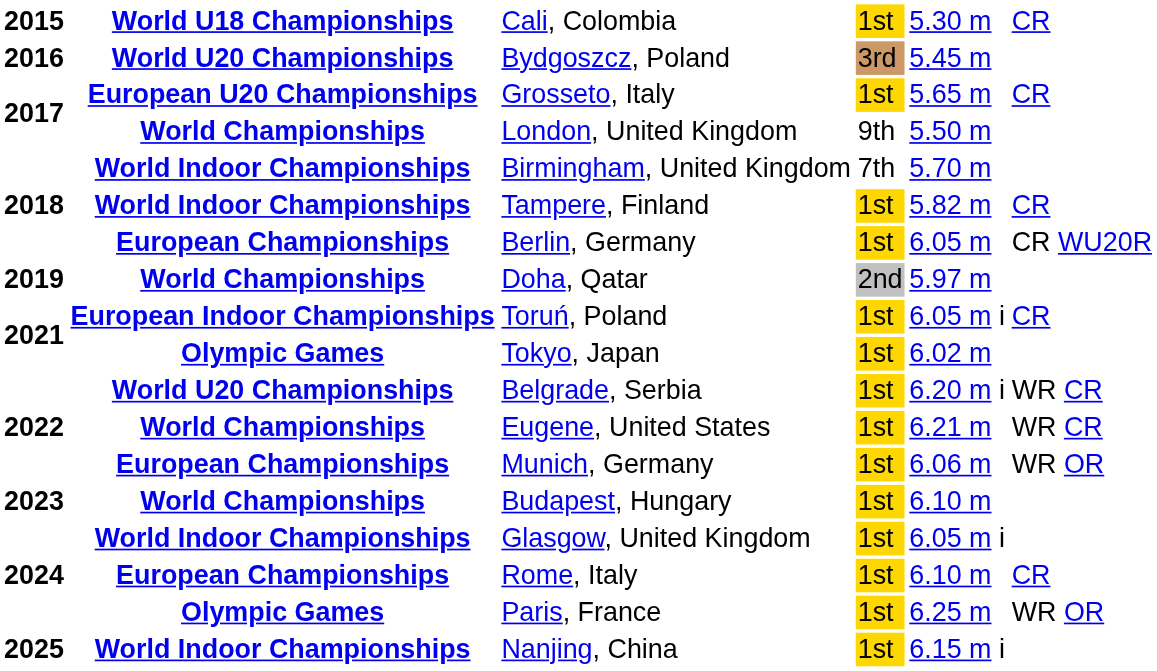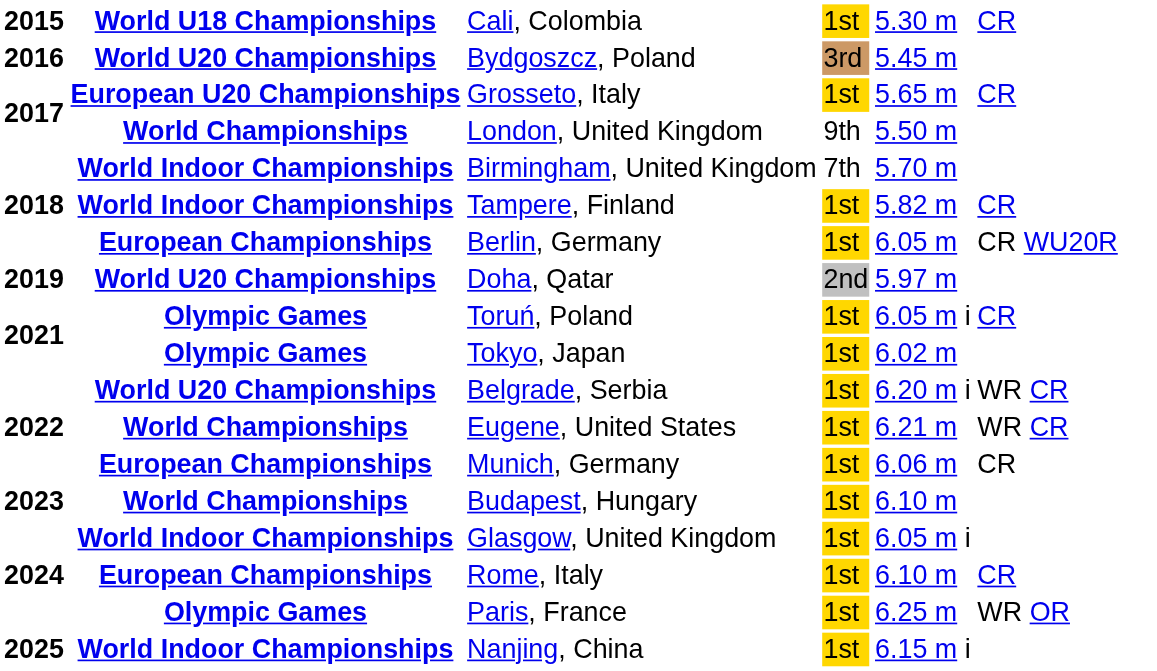(283, 279) World Championships -> (265, 279) World U20 Championships
(283, 316) European Indoor Championships -> (265, 316) Olympic Games
(1058, 464) WR OR -> (997, 464) CR
